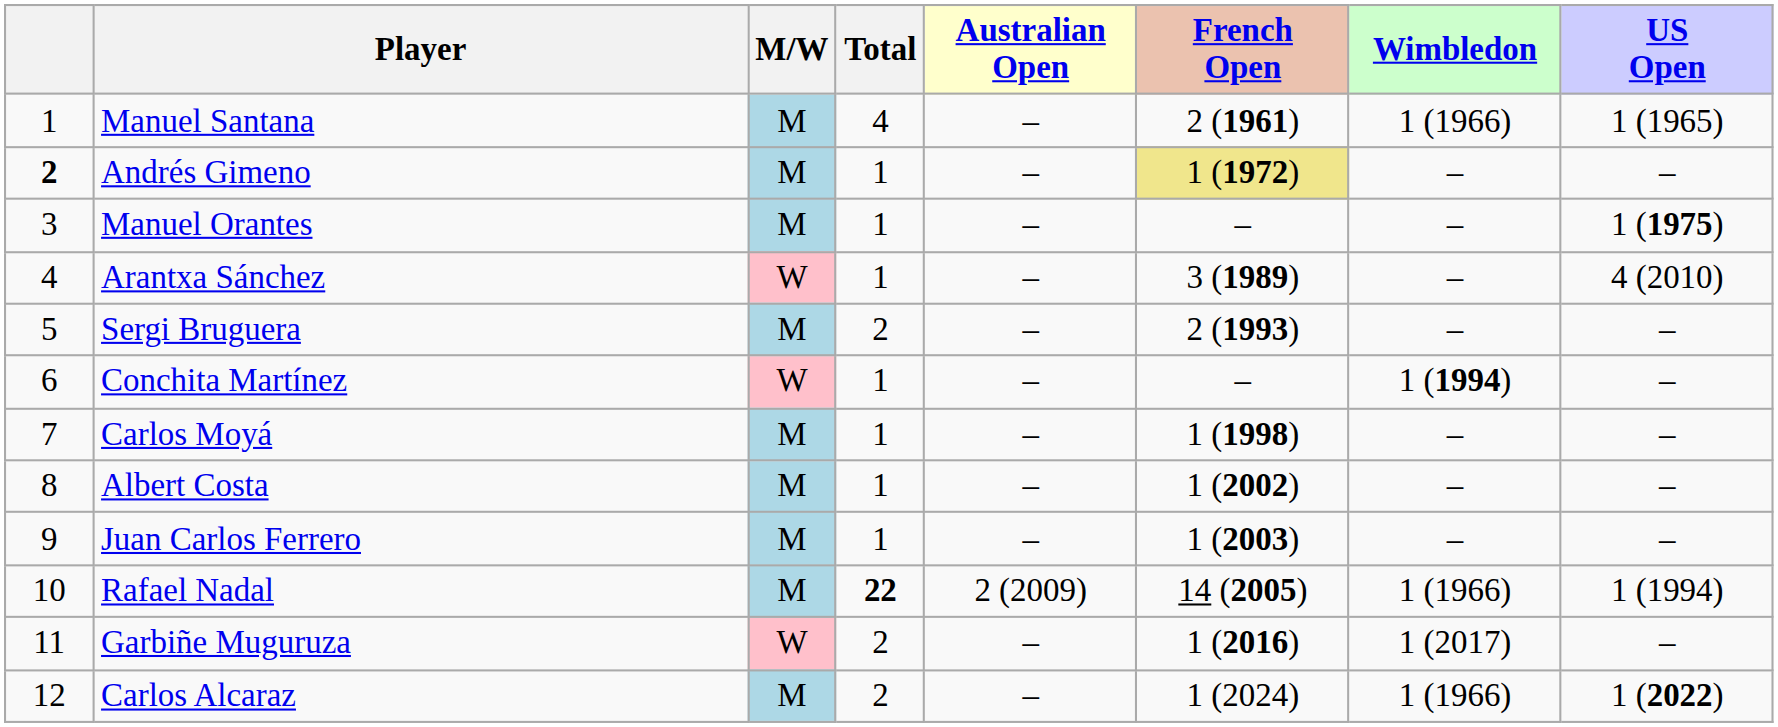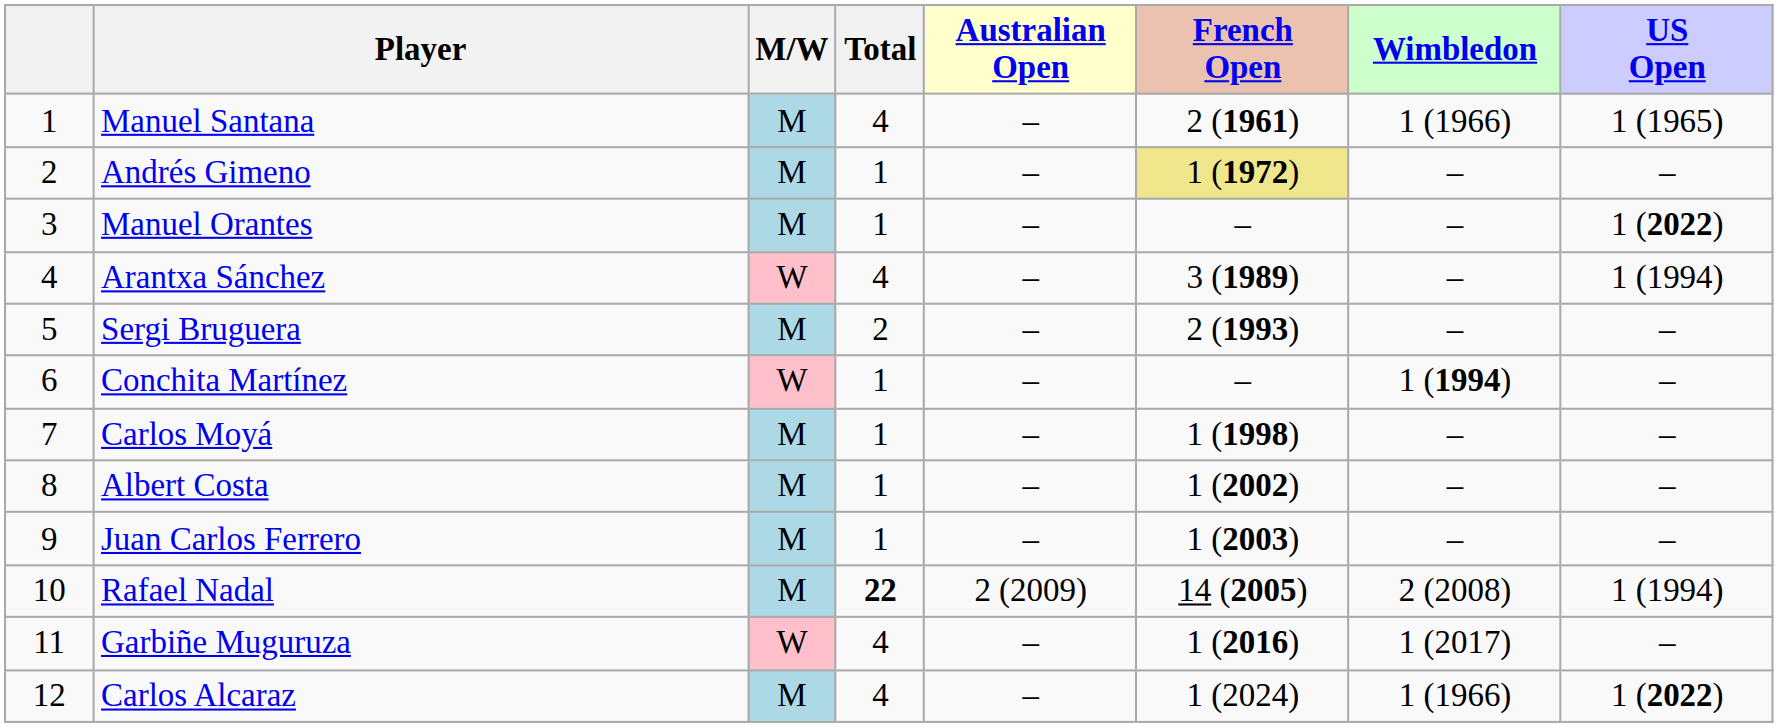(49, 172) bold -> (49, 172) normal
(1667, 224) 1 (1975) -> (1667, 224) 1 (2022)
(880, 276) 1 -> (880, 276) 4
(1667, 276) 4 (2010) -> (1667, 276) 1 (1994)
(1455, 590) 1 (1966) -> (1455, 590) 2 (2008)
(880, 642) 2 -> (880, 642) 4
(880, 694) 2 -> (880, 694) 4
